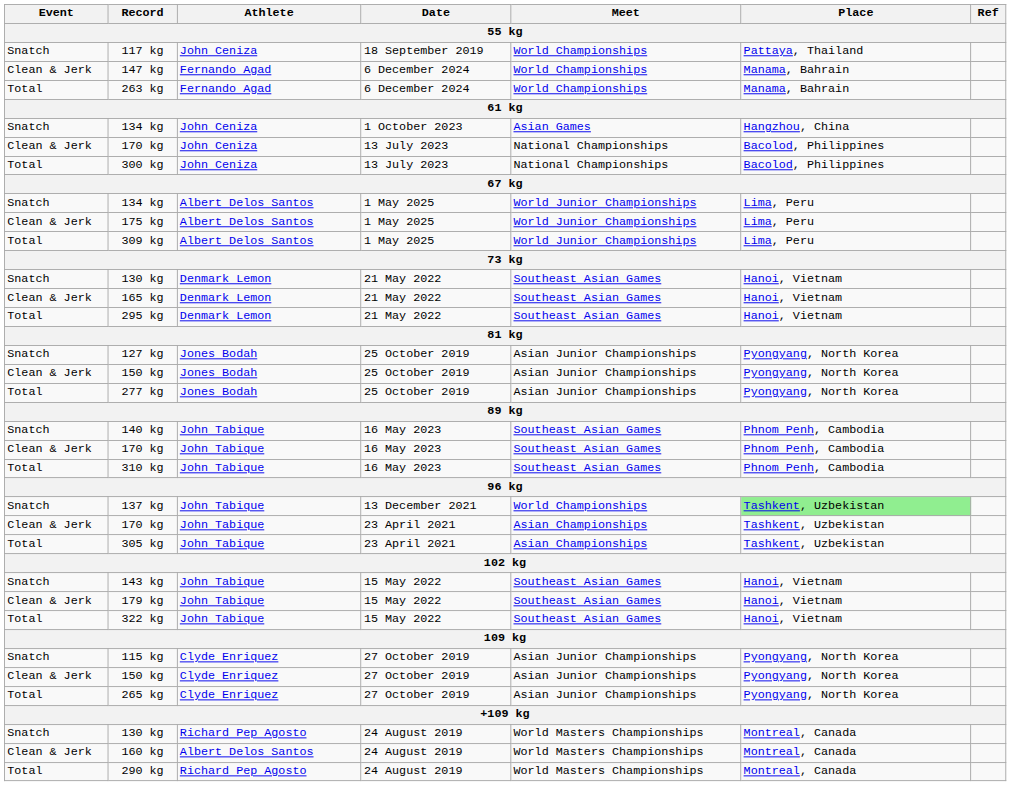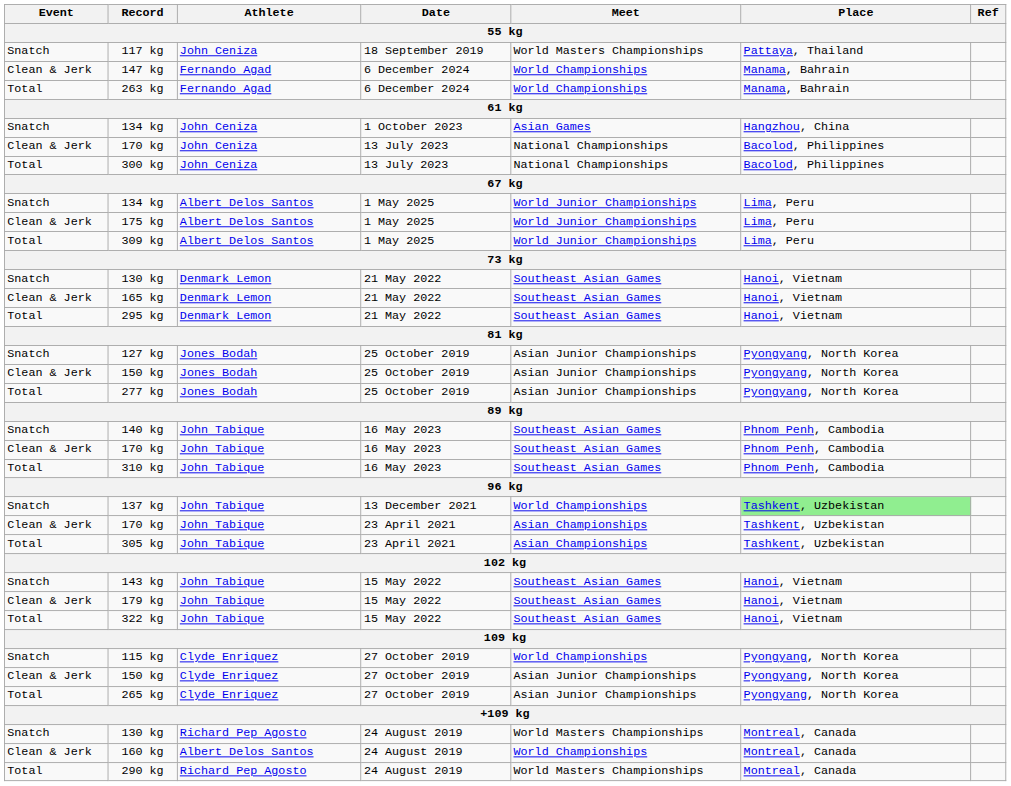(580, 52) World Championships -> (609, 52) World Masters Championships
(605, 658) Asian Junior Championships -> (580, 658) World Championships
(609, 753) World Masters Championships -> (580, 753) World Championships
